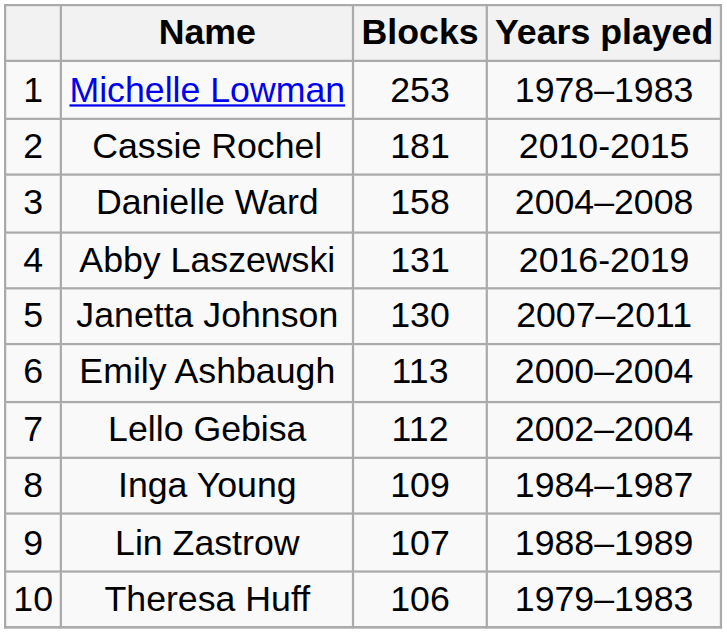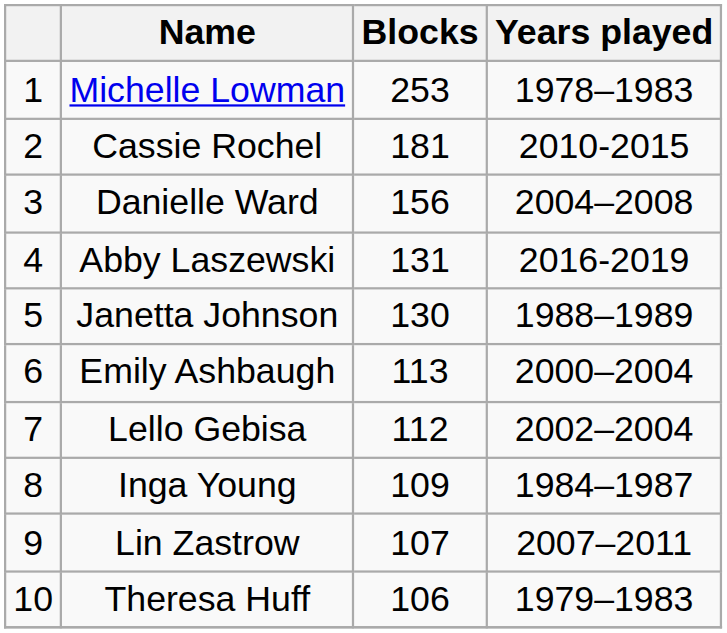(420, 202) 158 -> (420, 202) 156
(604, 315) 2007–2011 -> (604, 315) 1988–1989
(604, 542) 1988–1989 -> (604, 542) 2007–2011
